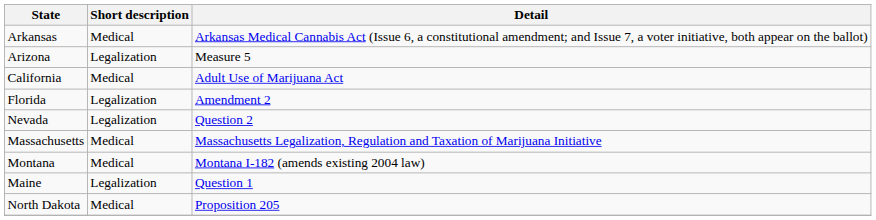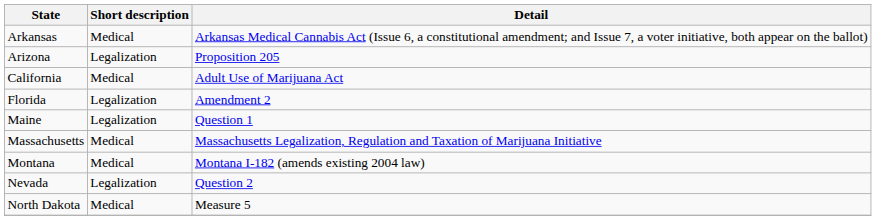(223, 57) Measure 5 -> (237, 57) Proposition 205
rows swapped: (24, 183) <-> (28, 120)
(237, 204) Proposition 205 -> (223, 204) Measure 5
